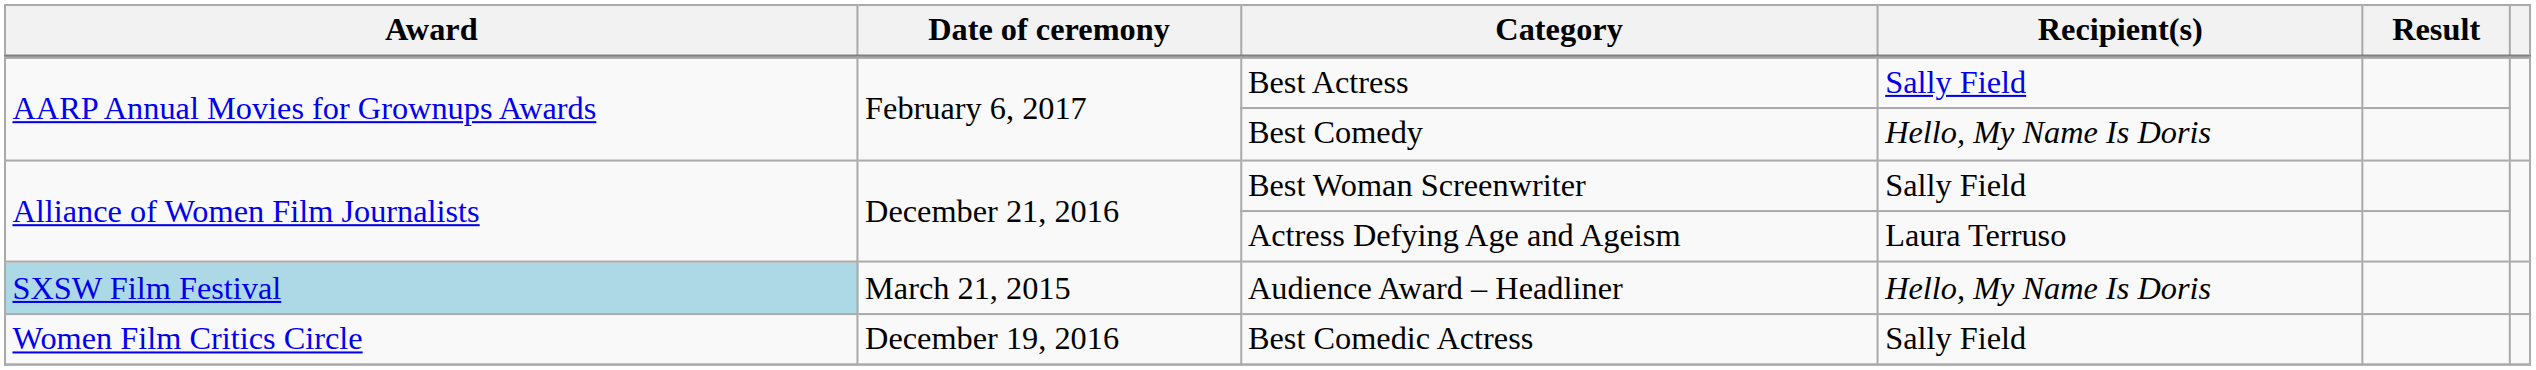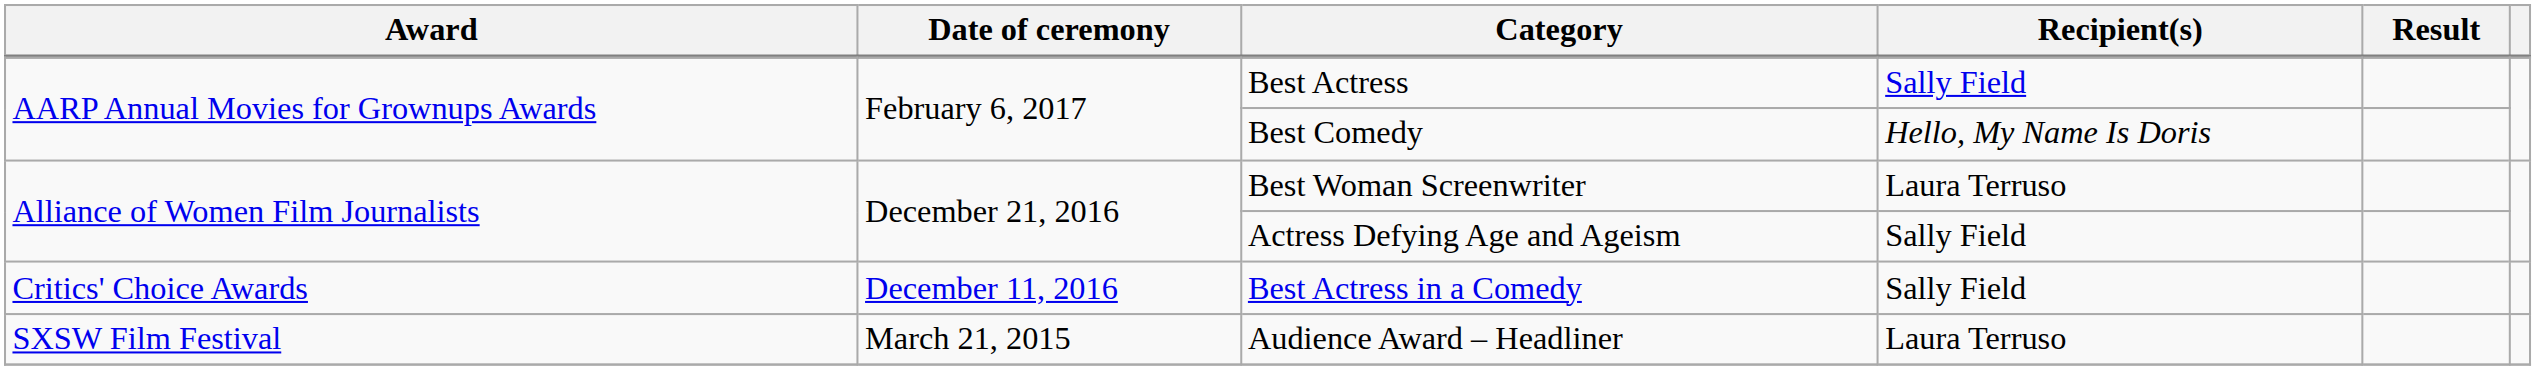(1956, 184) Sally Field -> (1976, 184) Laura Terruso
(1976, 236) Laura Terruso -> (1956, 236) Sally Field
+ row: (1415, 287)
(147, 287) lightblue background -> (147, 338) no background
(2048, 287) Hello, My Name Is Doris -> (1976, 338) Laura Terruso
- row: (1391, 338)
